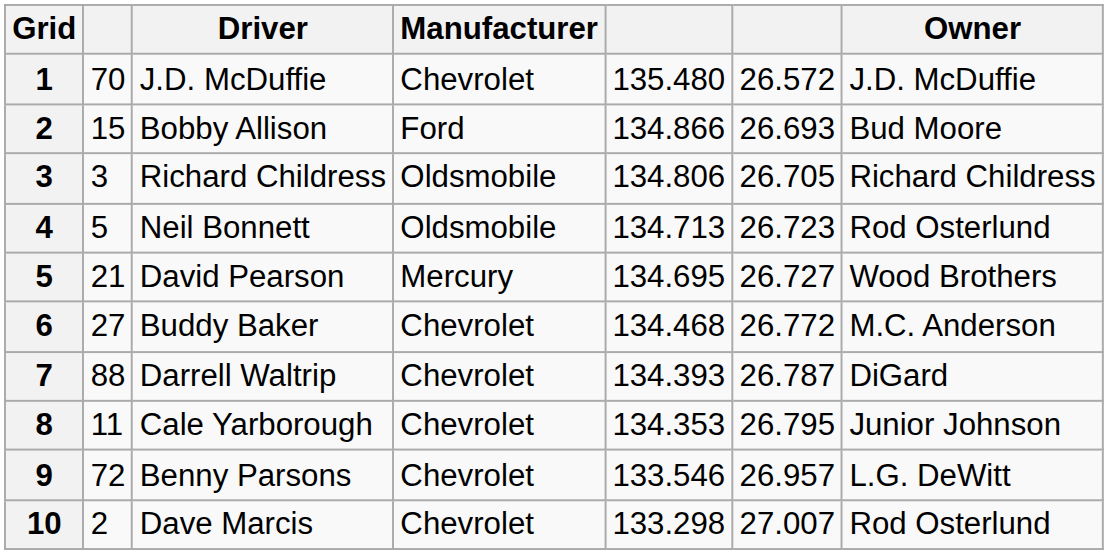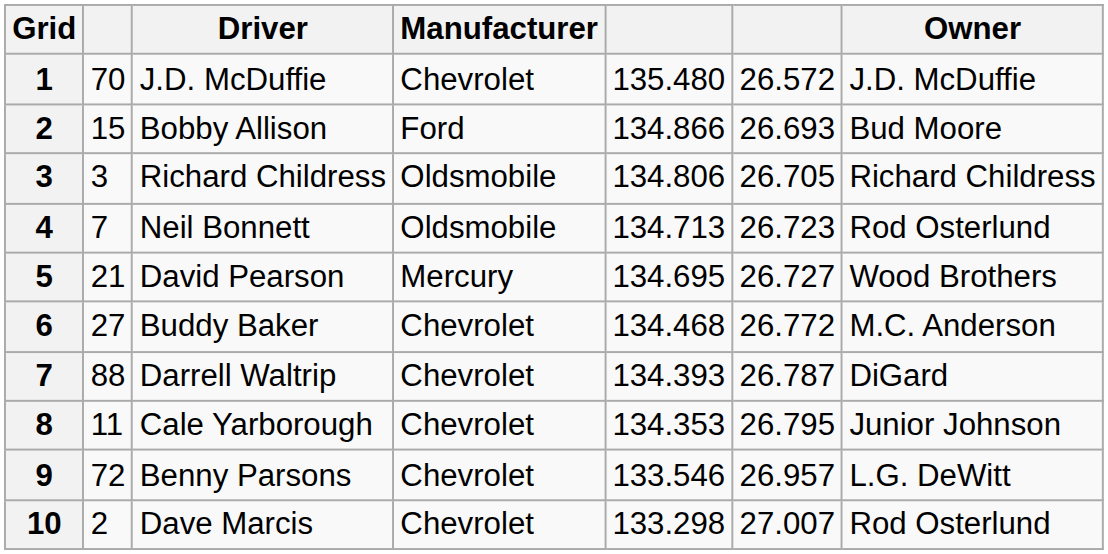(99, 227) 5 -> (99, 227) 7
